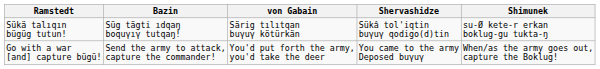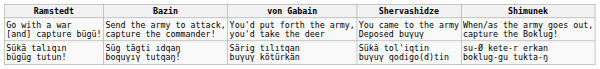rows swapped: (36, 29) <-> (54, 53)
